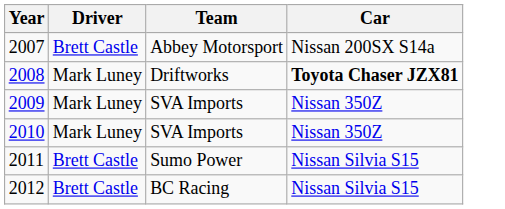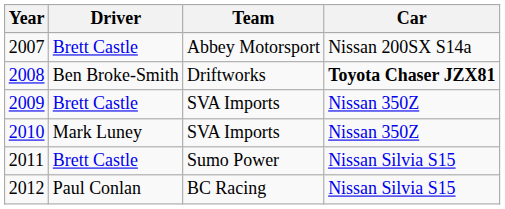(97, 75) Mark Luney -> (116, 75) Ben Broke-Smith
(97, 103) Mark Luney -> (95, 103) Brett Castle
(95, 189) Brett Castle -> (97, 189) Paul Conlan
